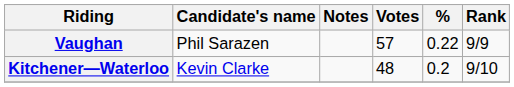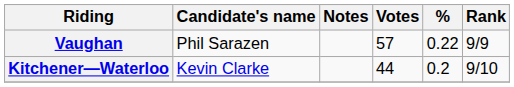(385, 69) 48 -> (385, 69) 44
